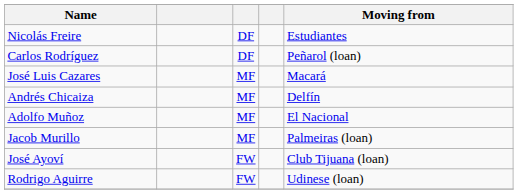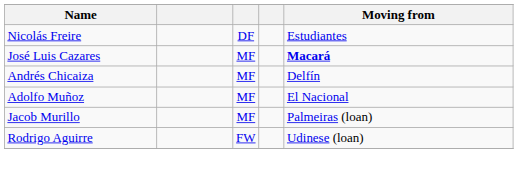- row: (53, 55)
(306, 76) normal -> (309, 55) bold
- row: (35, 158)
